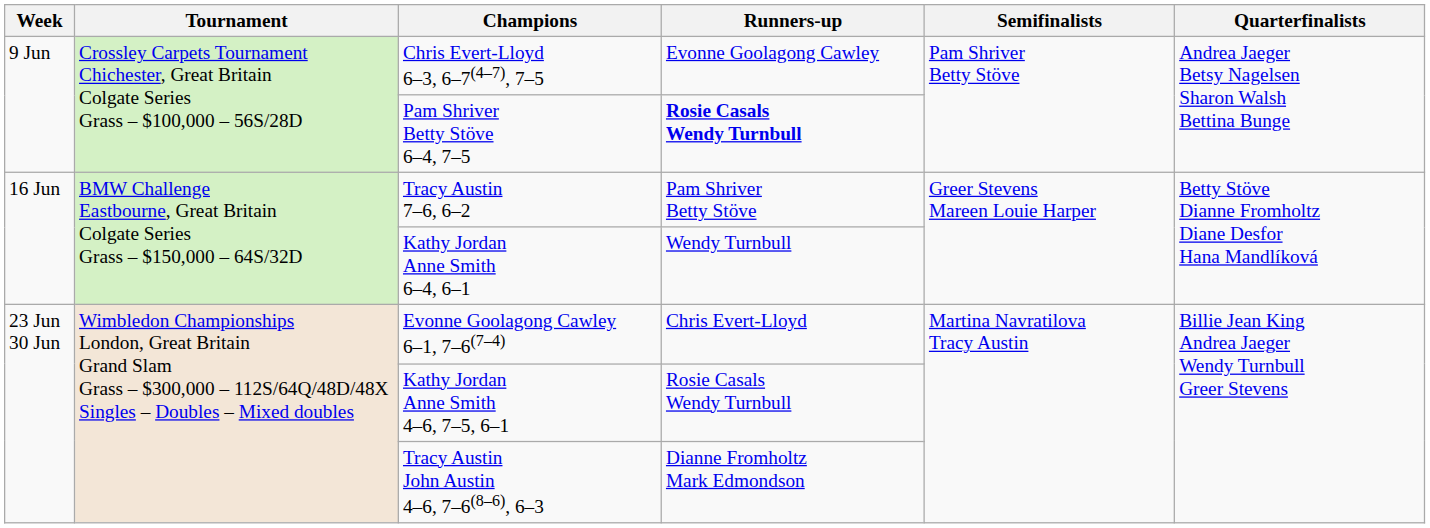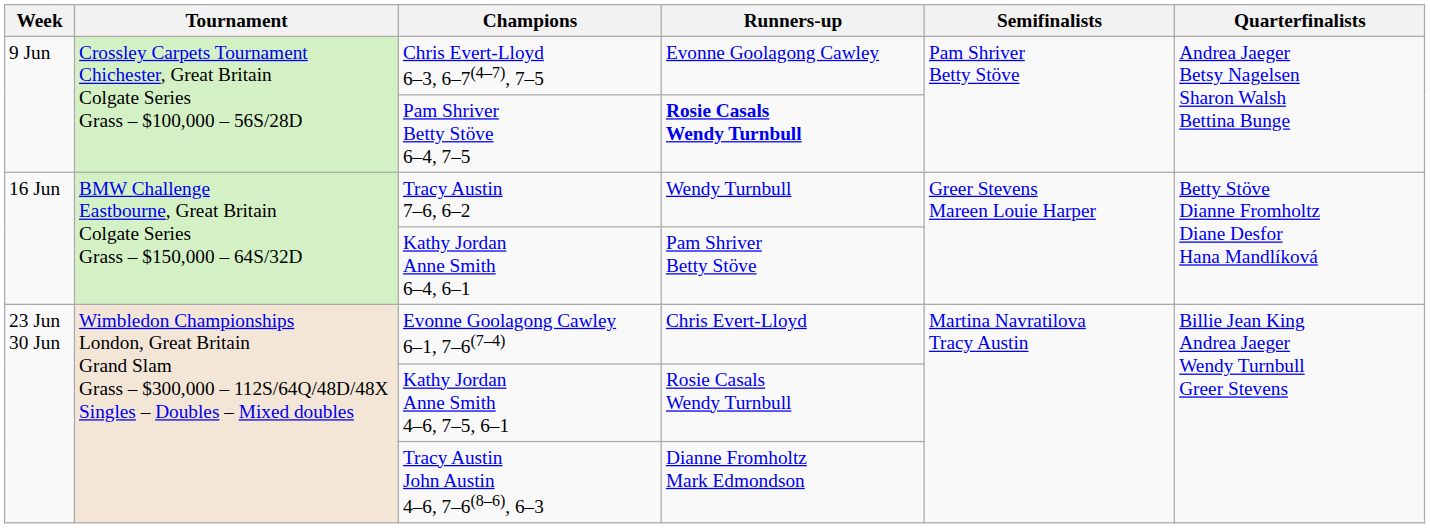(714, 199) Pam Shriver Betty Stöve -> (729, 188) Wendy Turnbull
(729, 243) Wendy Turnbull -> (714, 254) Pam Shriver Betty Stöve
